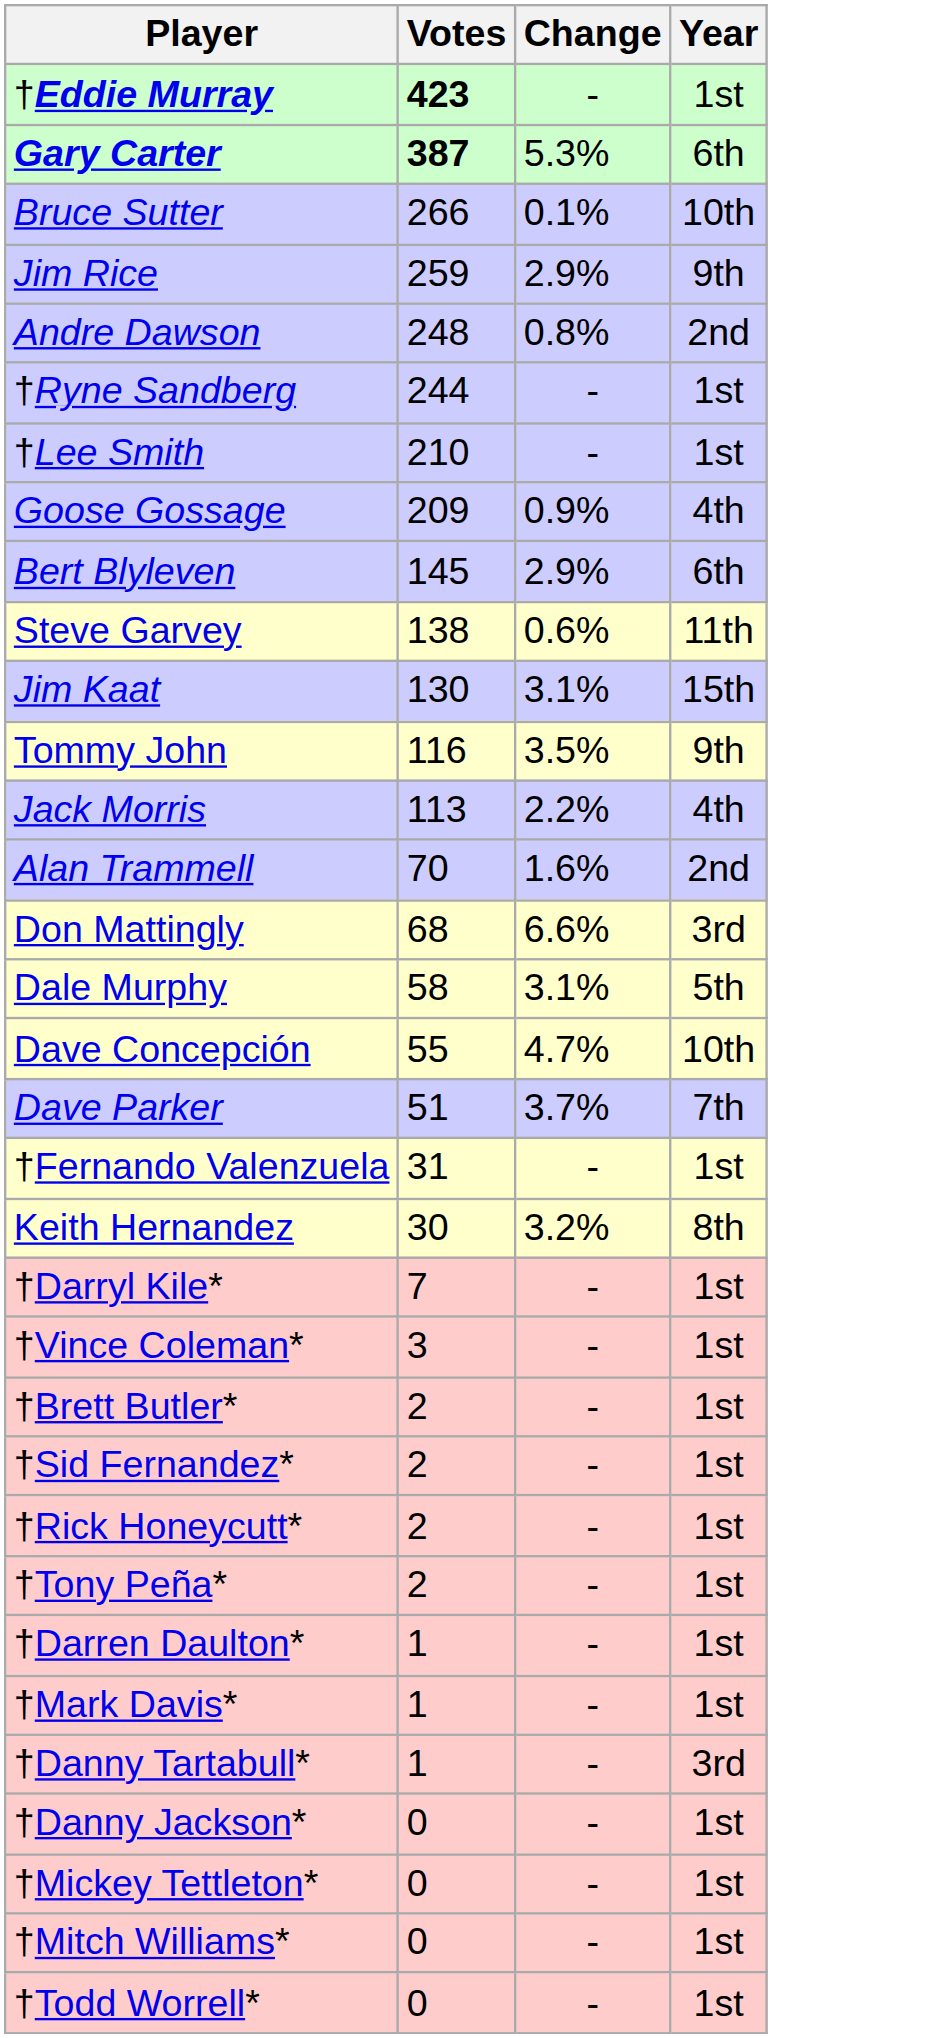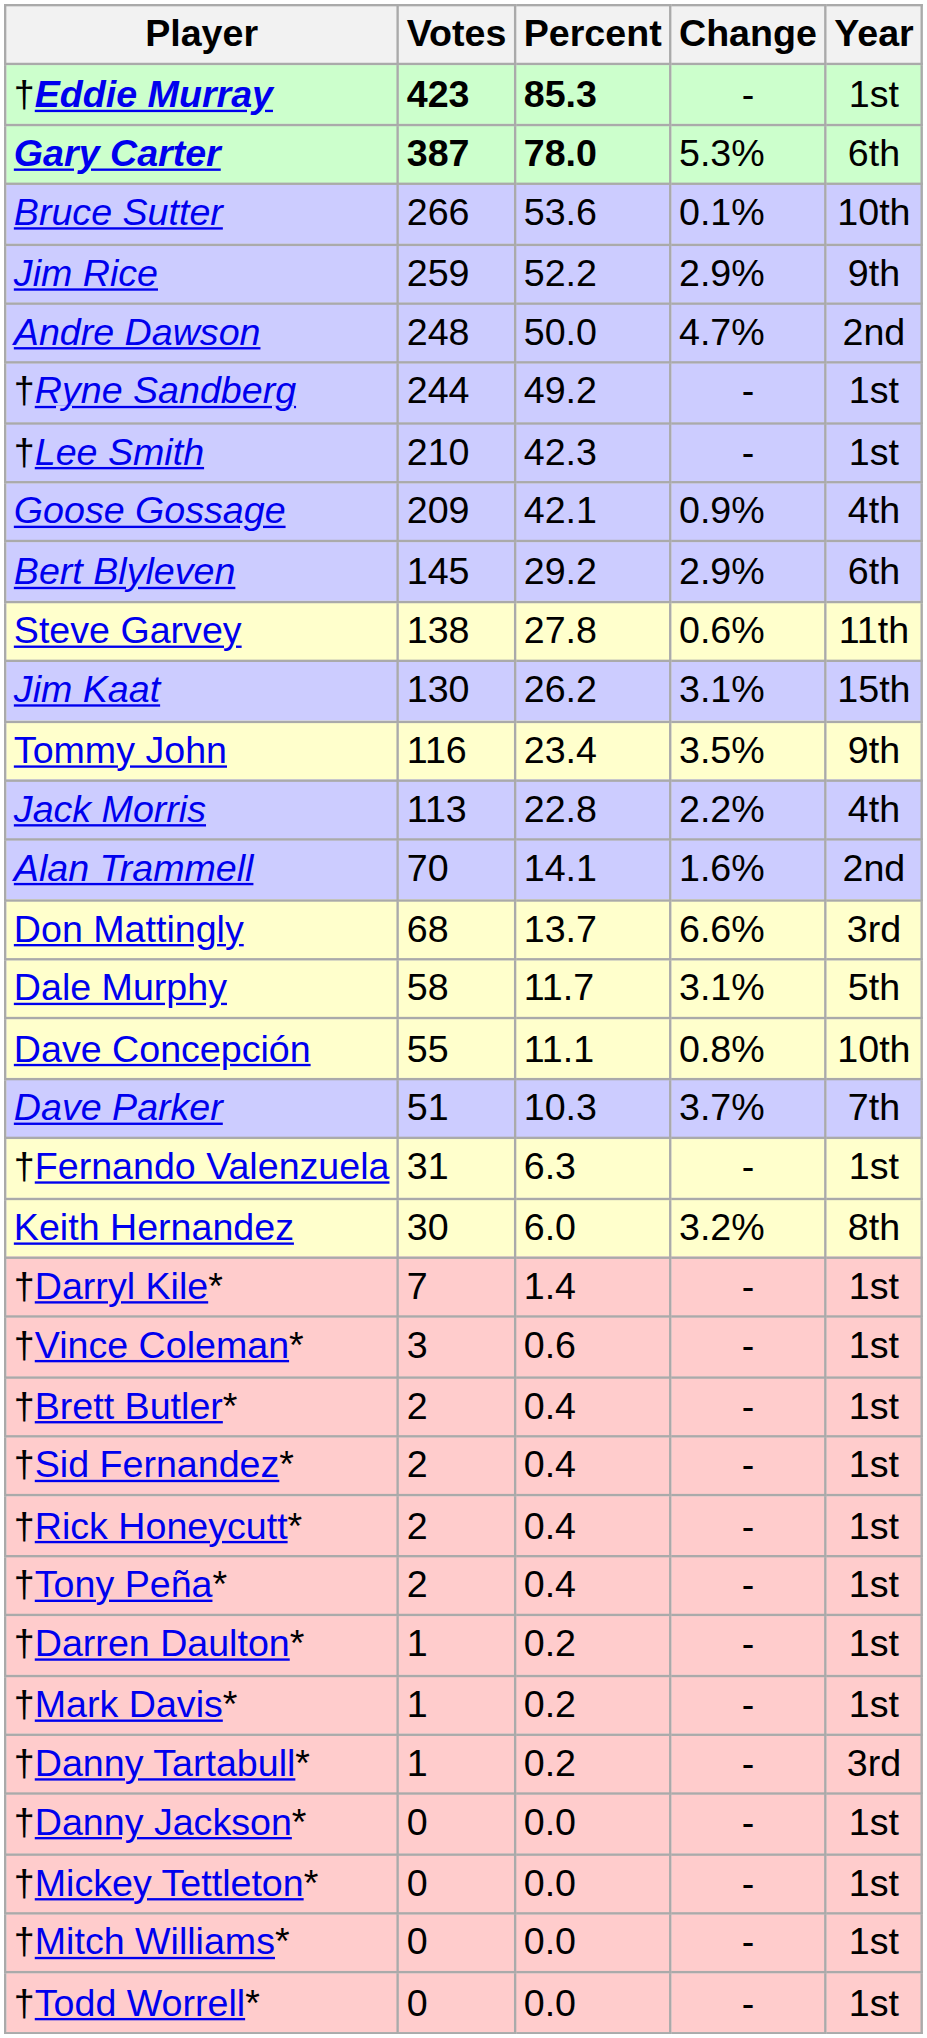+ column: (593, 34)
(567, 332) 0.8% -> (722, 332) 4.7%
(567, 1048) 4.7% -> (722, 1048) 0.8%
